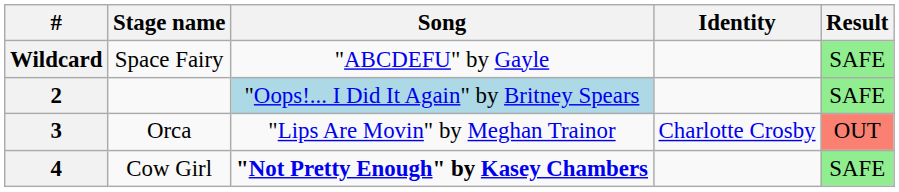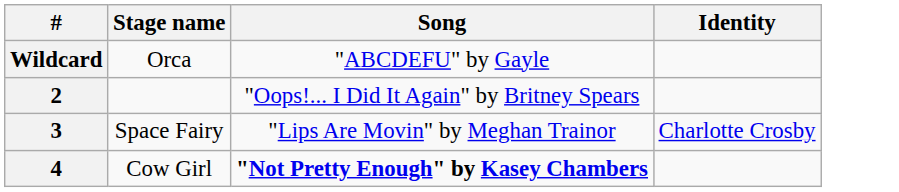- column: (857, 22)
(169, 58) Space Fairy -> (169, 58) Orca
(442, 95) lightblue background -> (442, 95) no background
(169, 131) Orca -> (169, 131) Space Fairy
